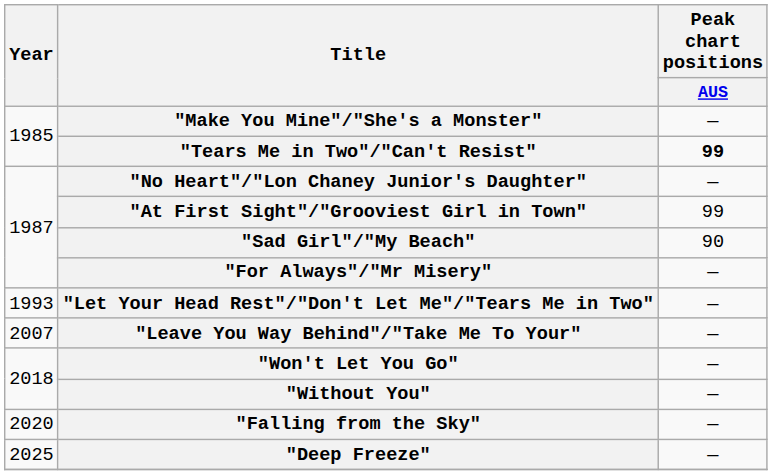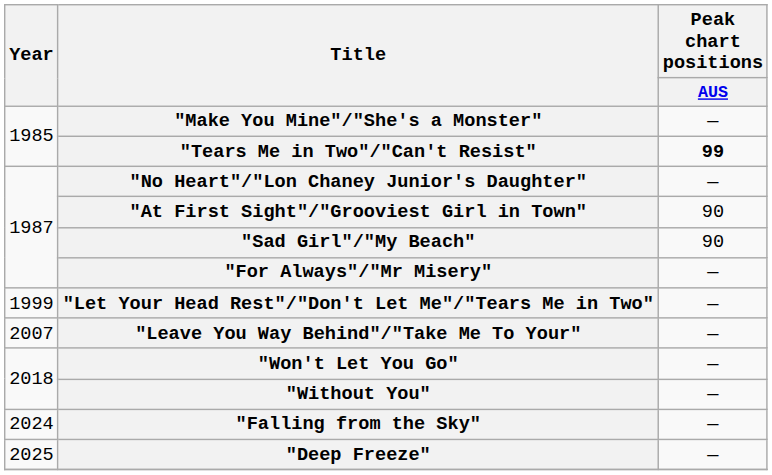(713, 212) 99 -> (713, 212) 90
(31, 303) 1993 -> (31, 303) 1999
(31, 424) 2020 -> (31, 424) 2024
